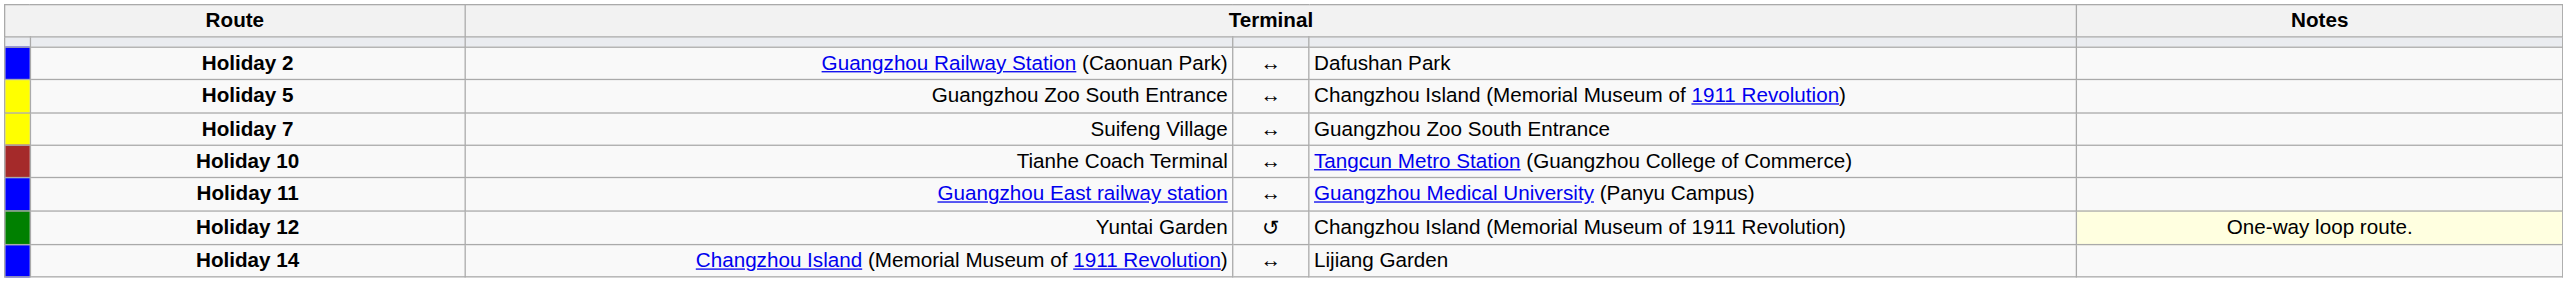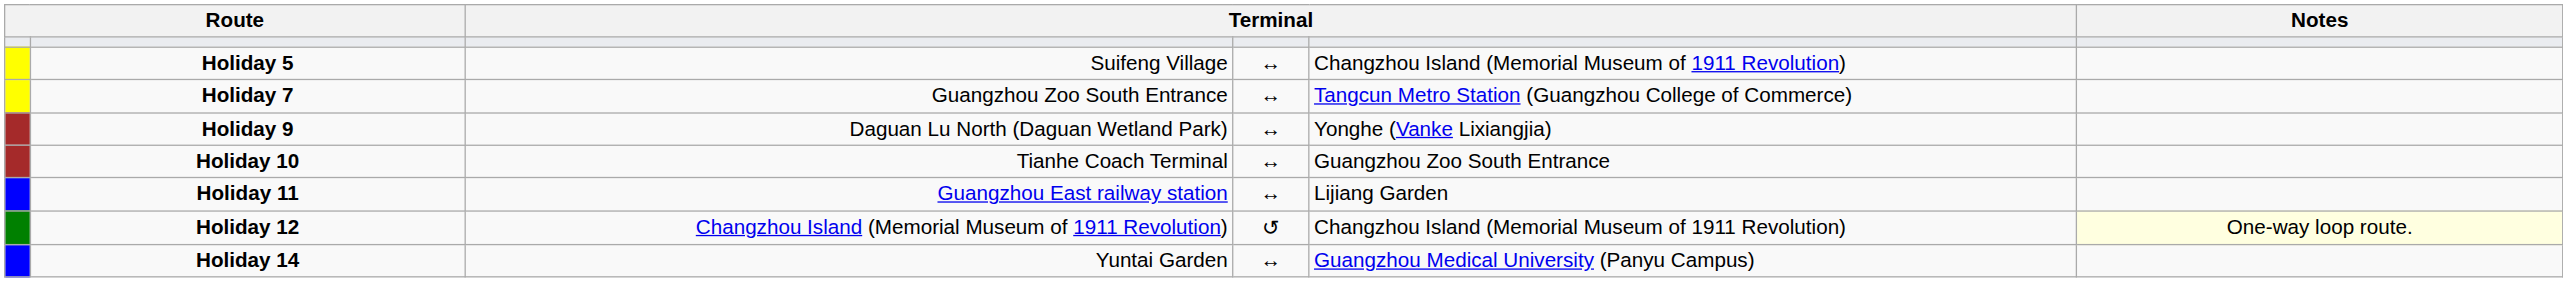- row: (248, 63)
(1080, 95) Guangzhou Zoo South Entrance -> (1159, 63) Suifeng Village
(1159, 128) Suifeng Village -> (1080, 95) Guangzhou Zoo South Entrance
(1462, 128) Guangzhou Zoo South Entrance -> (1583, 95) Tangcun Metro Station (Guangzhou College of Commerce)
+ row: (248, 128)
(1583, 161) Tangcun Metro Station (Guangzhou College of Commerce) -> (1462, 161) Guangzhou Zoo South Entrance
(1534, 194) Guangzhou Medical University (Panyu Campus) -> (1381, 194) Lijiang Garden
(1162, 227) Yuntai Garden -> (962, 227) Changzhou Island (Memorial Museum of 1911 Revolution)
(962, 260) Changzhou Island (Memorial Museum of 1911 Revolution) -> (1162, 260) Yuntai Garden
(1381, 260) Lijiang Garden -> (1534, 260) Guangzhou Medical University (Panyu Campus)
